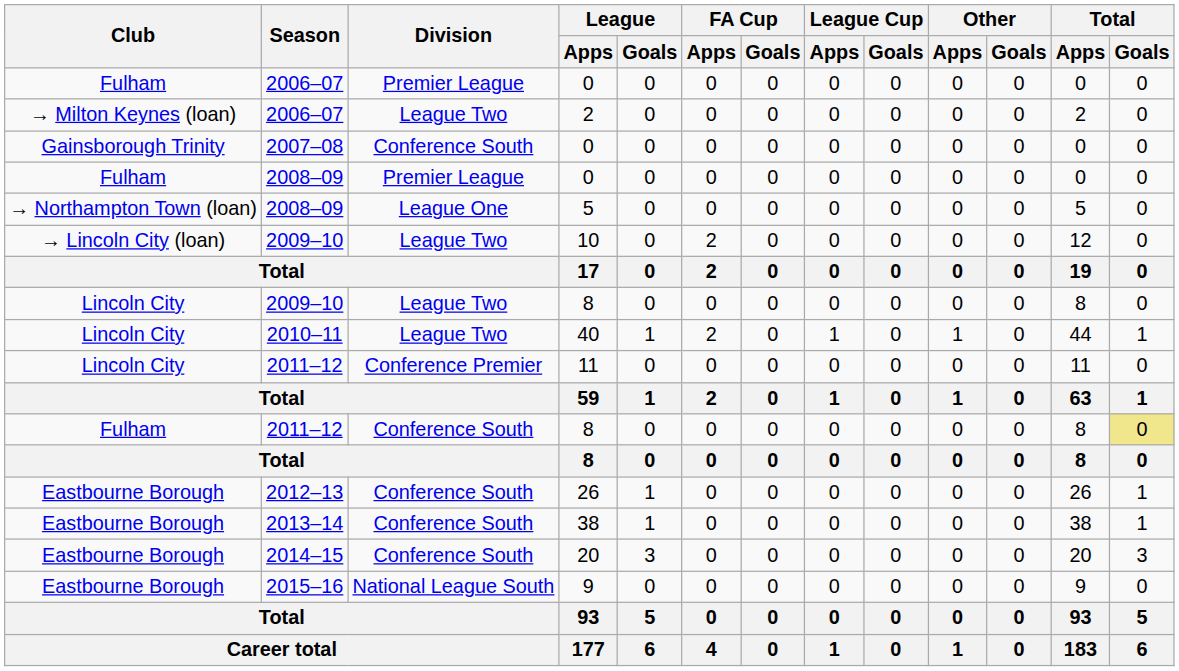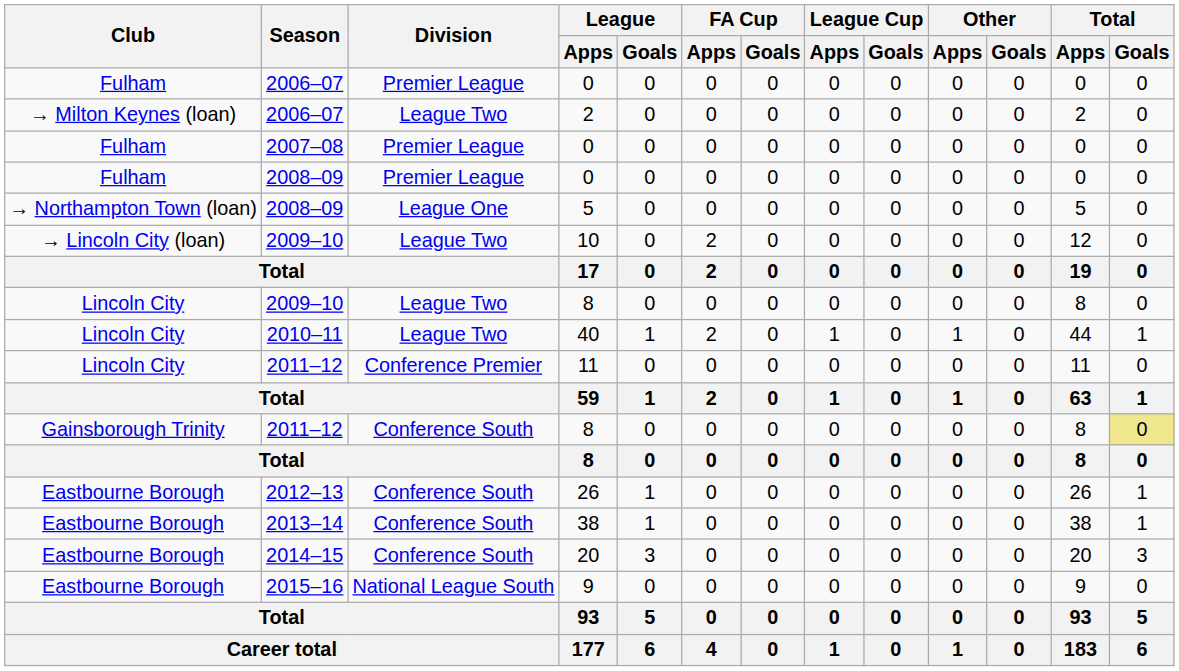(133, 146) Gainsborough Trinity -> (133, 146) Fulham
(453, 146) Conference South -> (453, 146) Premier League
(133, 429) Fulham -> (133, 429) Gainsborough Trinity
